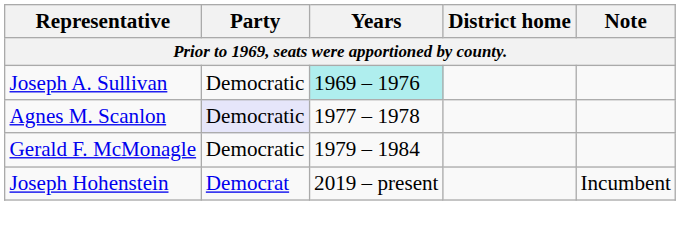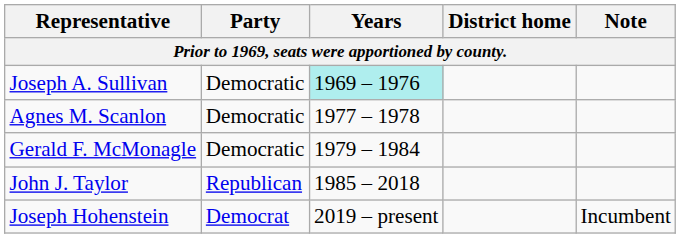(255, 116) lavender background -> (255, 116) no background
+ row: (69, 183)
